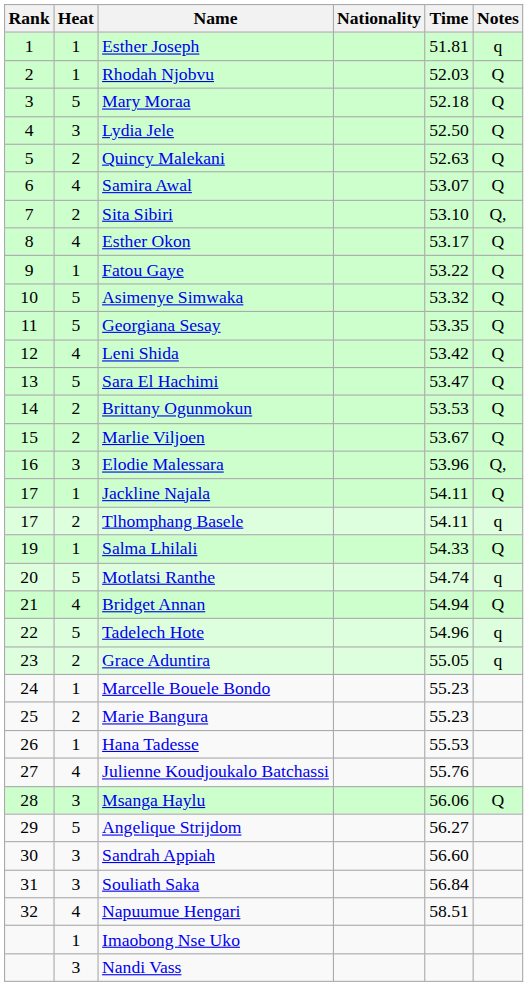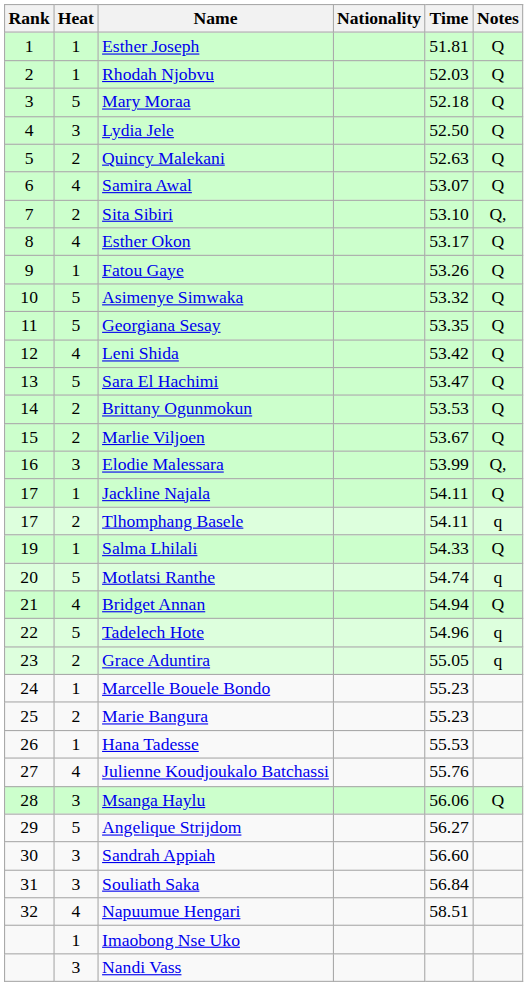(498, 46) q -> (498, 46) Q
(449, 269) 53.22 -> (449, 269) 53.26
(449, 465) 53.96 -> (449, 465) 53.99
